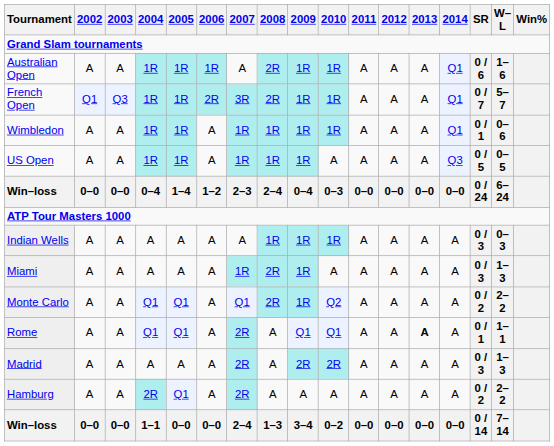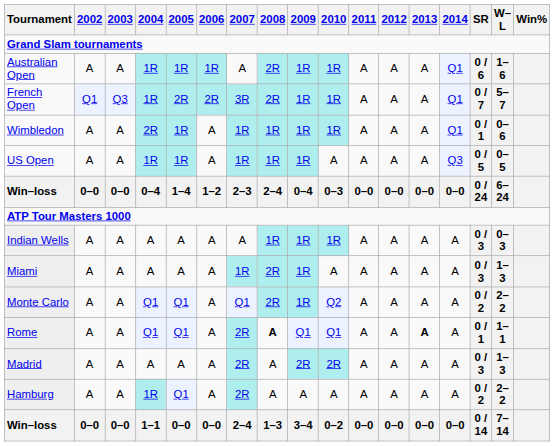(181, 99) 1R -> (181, 99) 2R
(151, 130) 1R -> (151, 130) 2R
(273, 333) normal -> (273, 333) bold
(151, 394) 2R -> (151, 394) 1R
